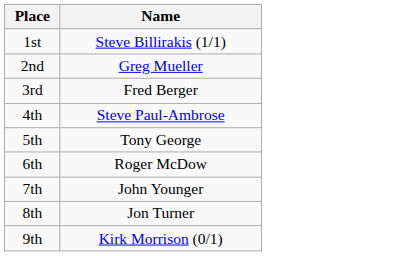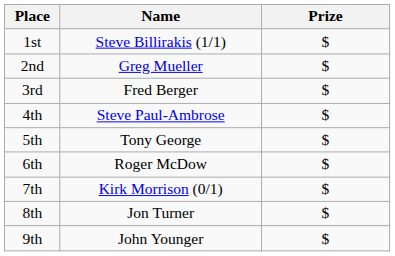+ column: (325, 16)
(161, 189) John Younger -> (161, 189) Kirk Morrison (0/1)
(161, 238) Kirk Morrison (0/1) -> (161, 238) John Younger
